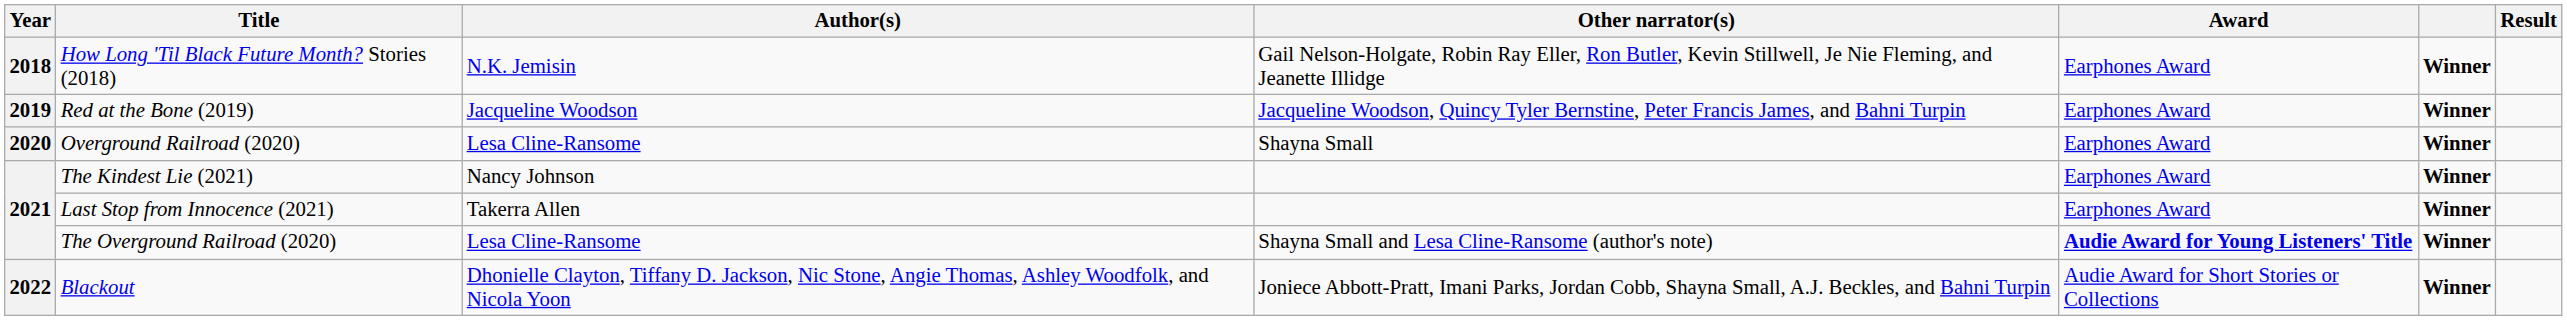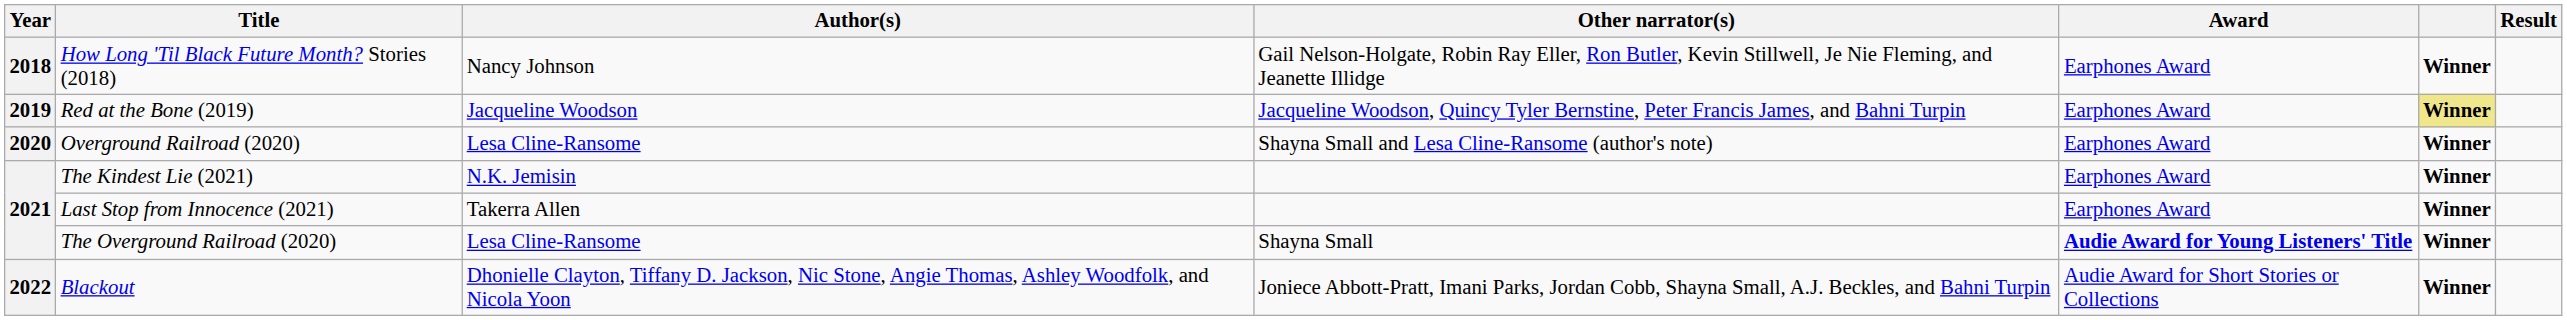(521, 65) N.K. Jemisin -> (531, 65) Nancy Johnson
(2457, 110) no background -> (2457, 110) khaki background
(1316, 143) Shayna Small -> (1485, 143) Shayna Small and Lesa Cline-Ransome (author's note)
(531, 176) Nancy Johnson -> (521, 176) N.K. Jemisin
(1485, 242) Shayna Small and Lesa Cline-Ransome (author's note) -> (1316, 242) Shayna Small
